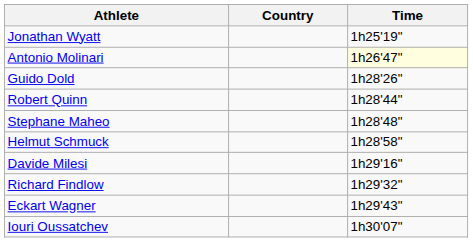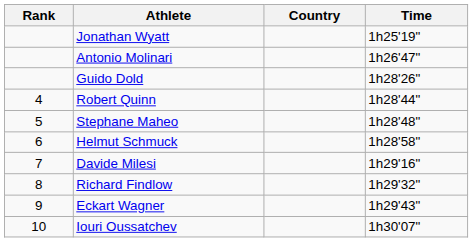+ column: (39, 15)
(376, 58) lightyellow background -> (394, 58) no background
